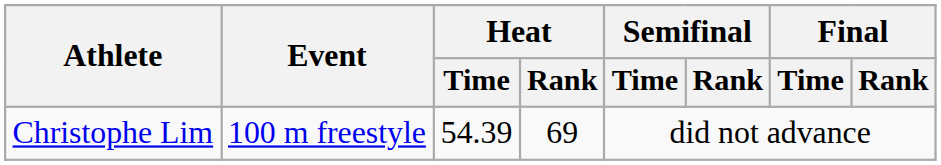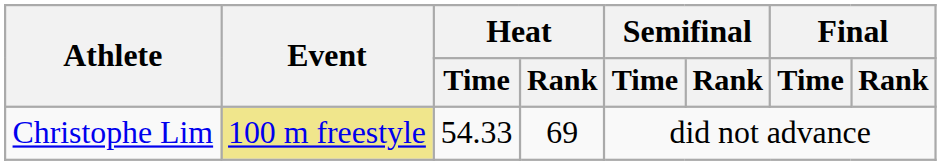(327, 133) no background -> (327, 133) khaki background
(477, 133) 54.39 -> (477, 133) 54.33
